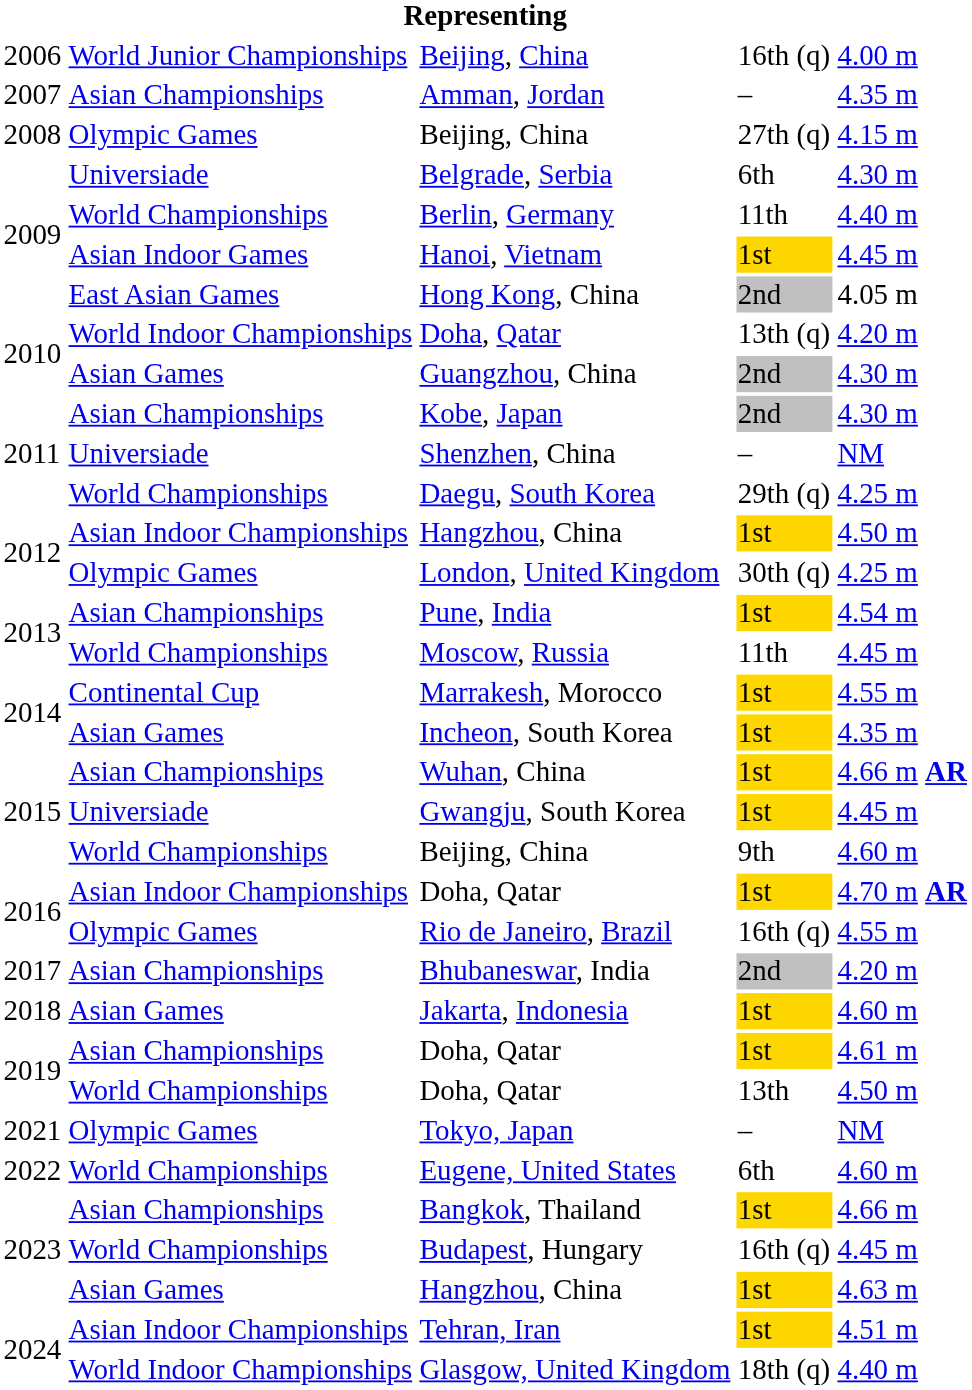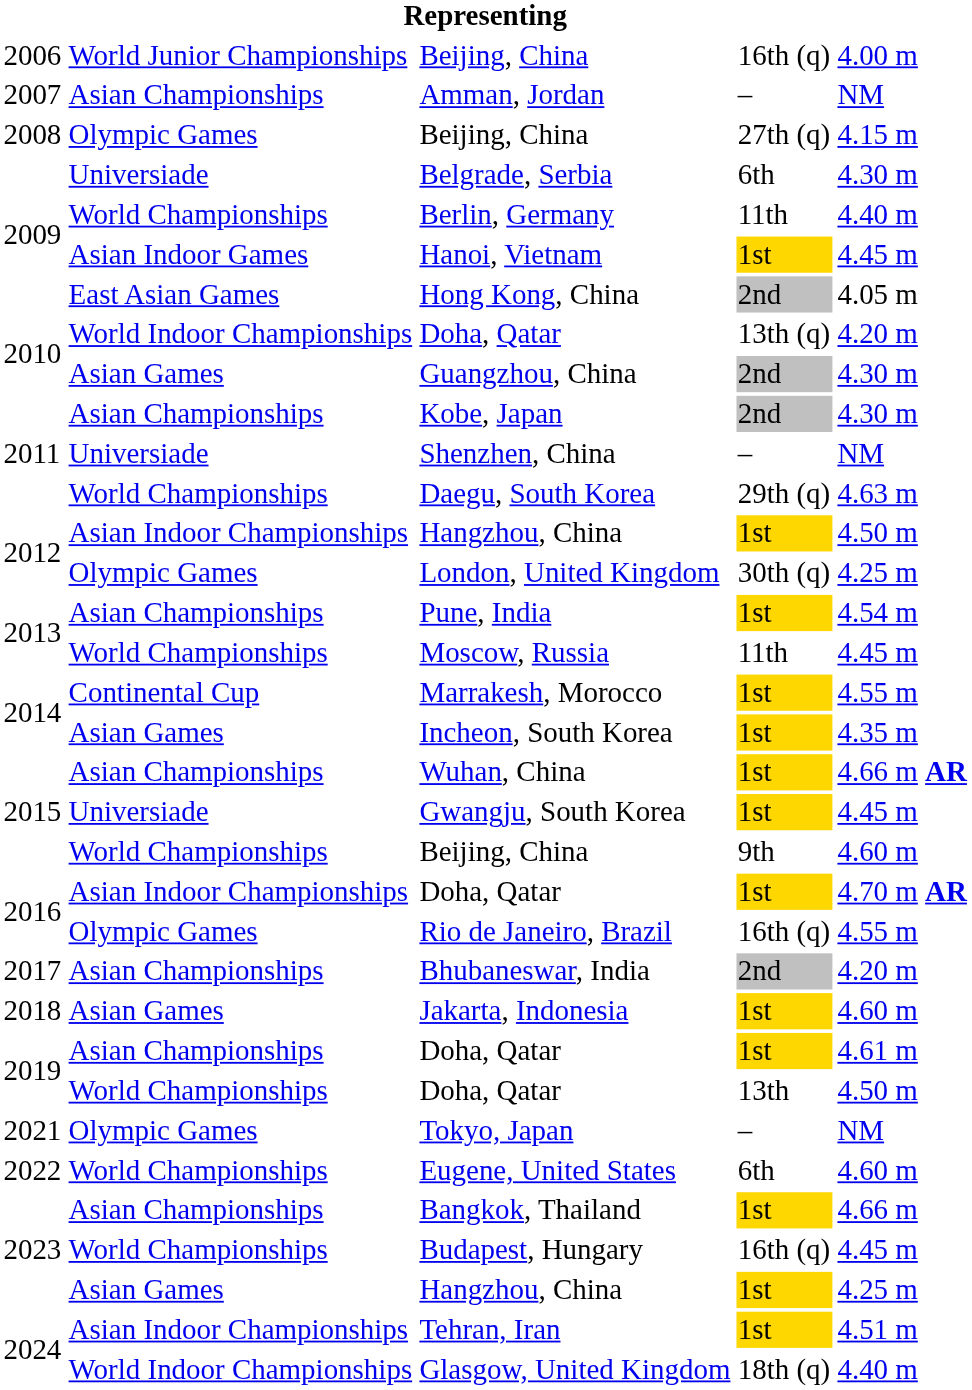(878, 94) 4.35 m -> (861, 94) NM
(878, 493) 4.25 m -> (878, 493) 4.63 m
(878, 1289) 4.63 m -> (878, 1289) 4.25 m
